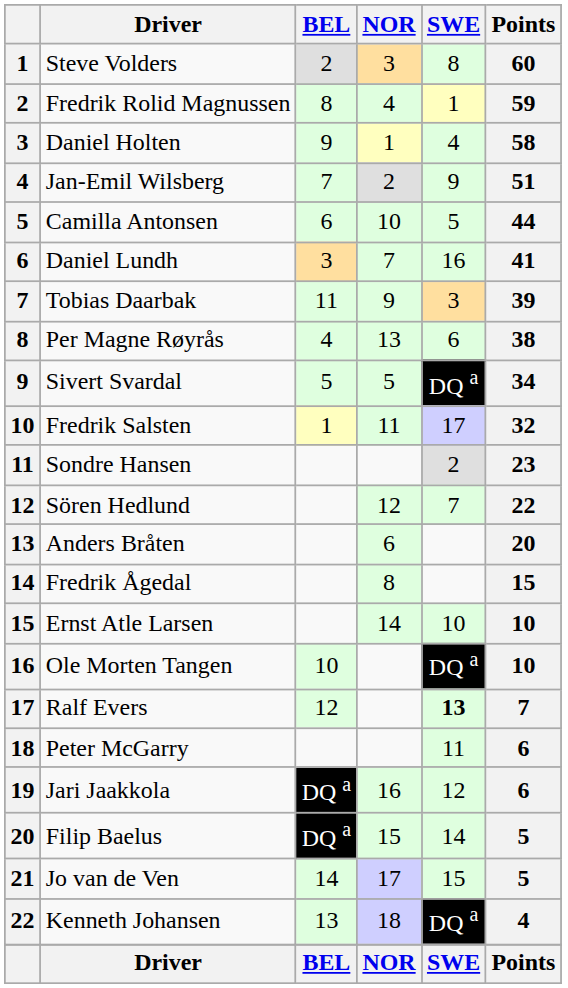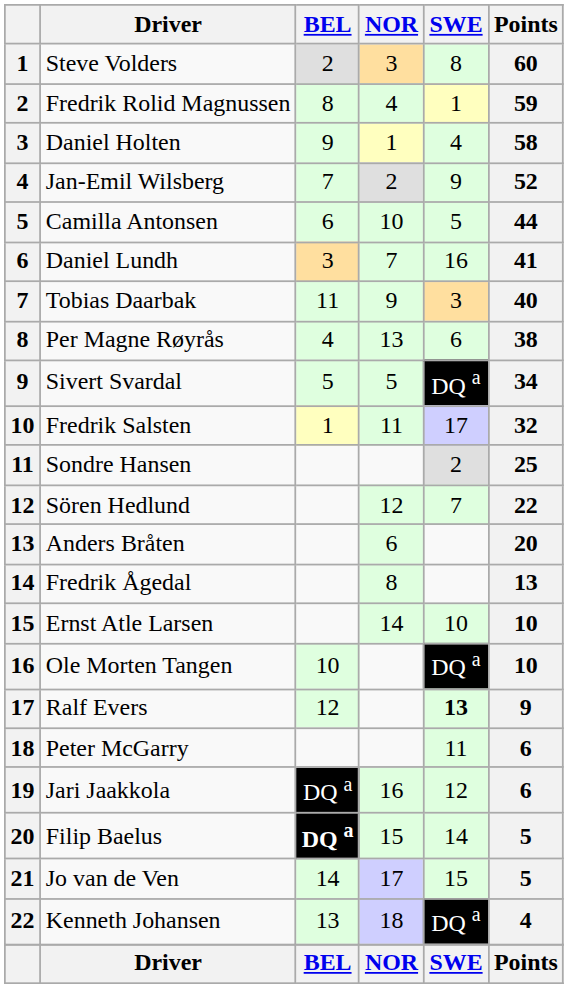(523, 181) 51 -> (526, 181) 52
(523, 300) 39 -> (526, 300) 40
(523, 464) 23 -> (526, 464) 25
(523, 582) 15 -> (526, 582) 13
(523, 707) 7 -> (526, 707) 9
(326, 835) normal -> (328, 835) bold
